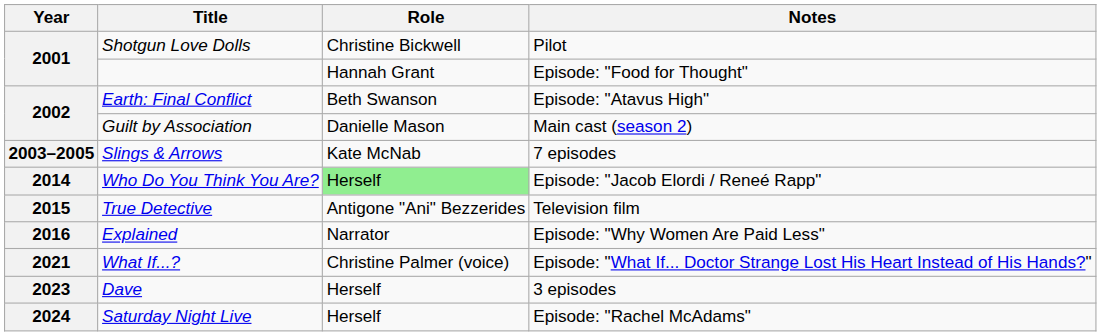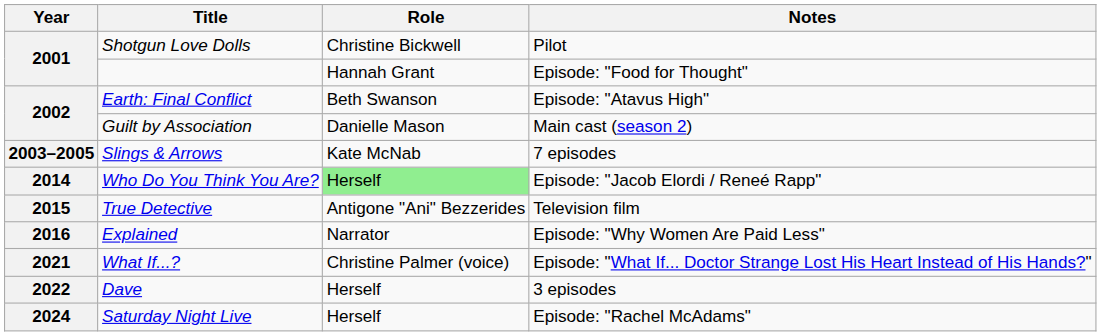(51, 289) 2023 -> (51, 289) 2022
